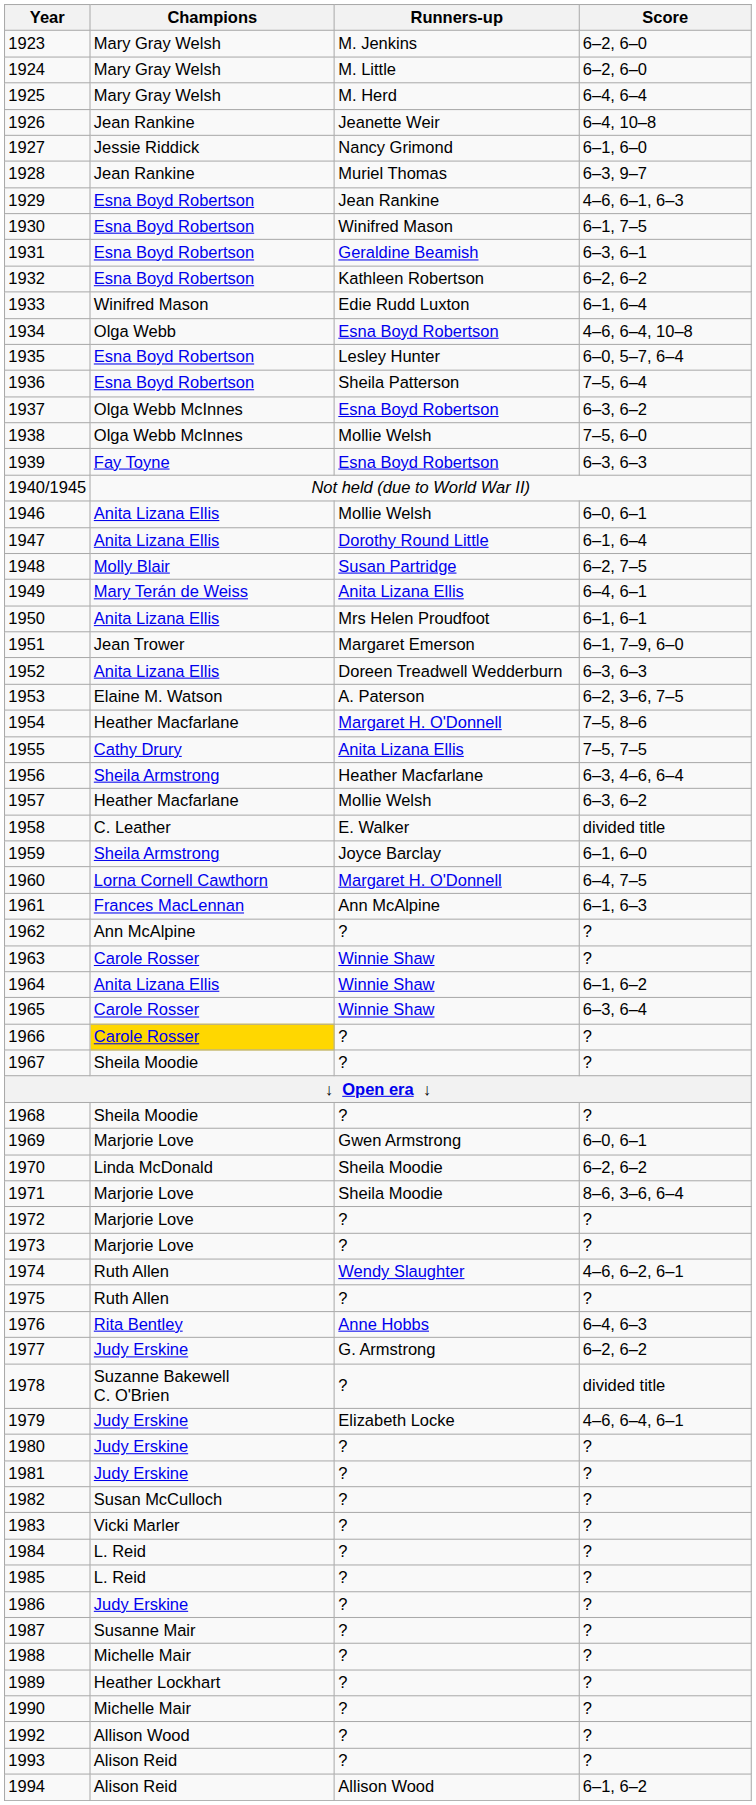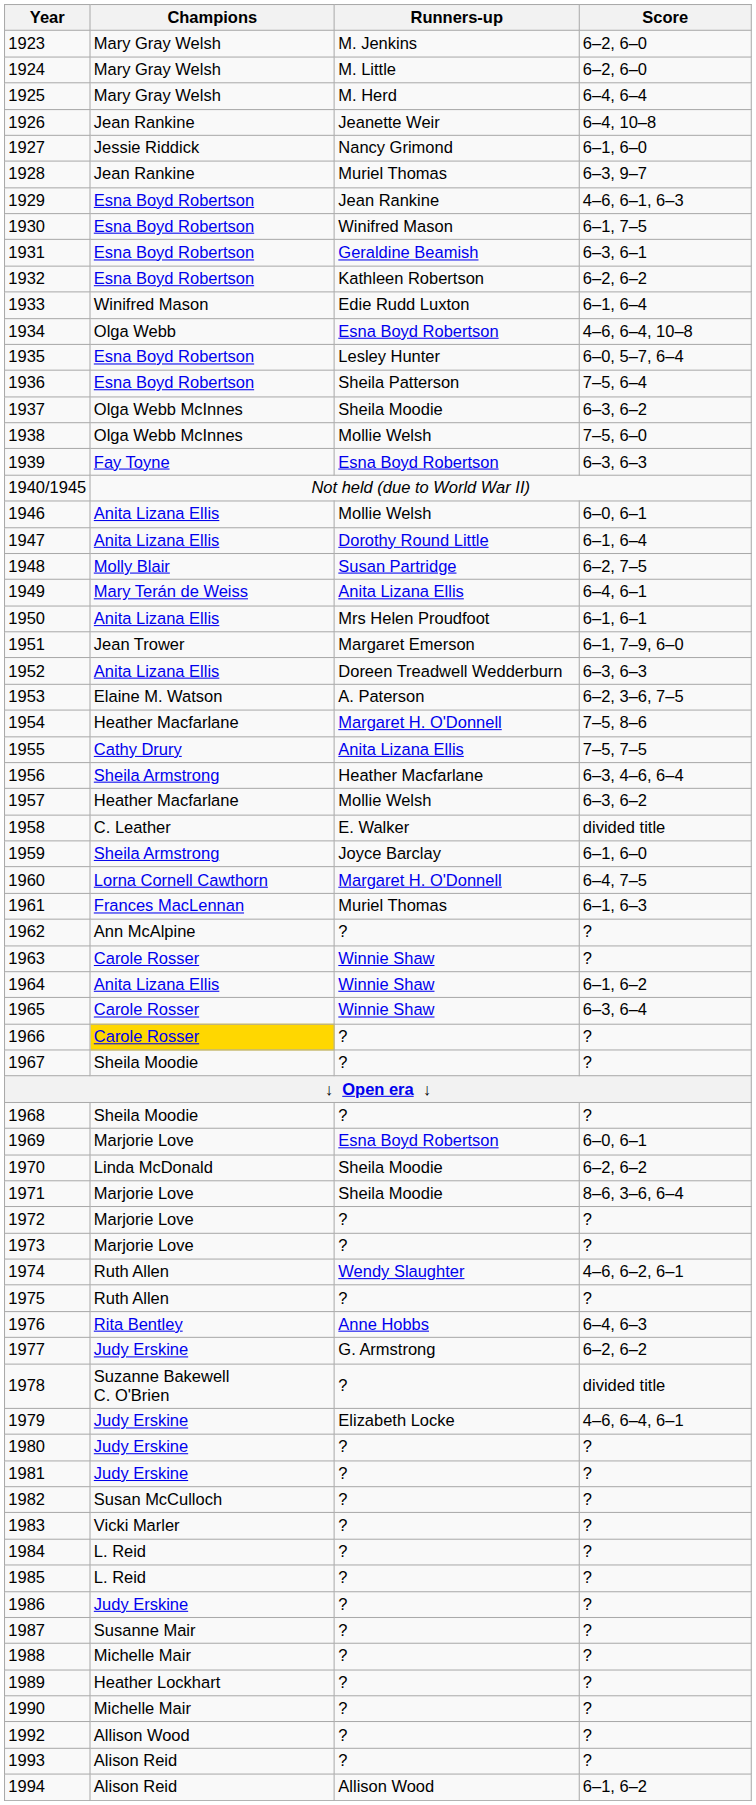(418, 409) Esna Boyd Robertson -> (391, 409) Sheila Moodie
(389, 906) Ann McAlpine -> (393, 906) Muriel Thomas
(400, 1141) Gwen Armstrong -> (418, 1141) Esna Boyd Robertson
